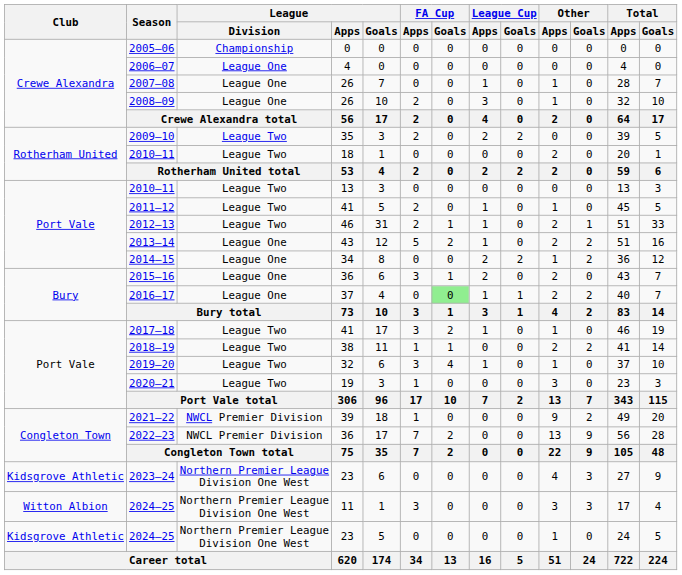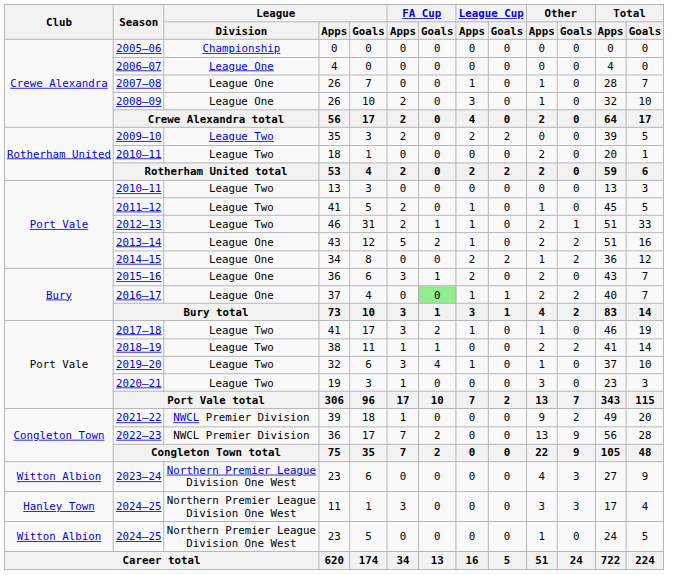(65, 477) Kidsgrove Athletic -> (59, 477) Witton Albion
(65, 507) Witton Albion -> (59, 507) Hanley Town
(65, 537) Kidsgrove Athletic -> (59, 537) Witton Albion
